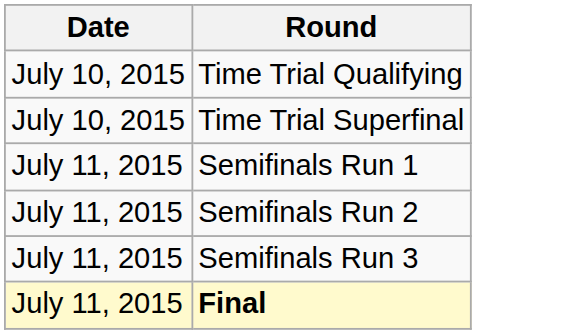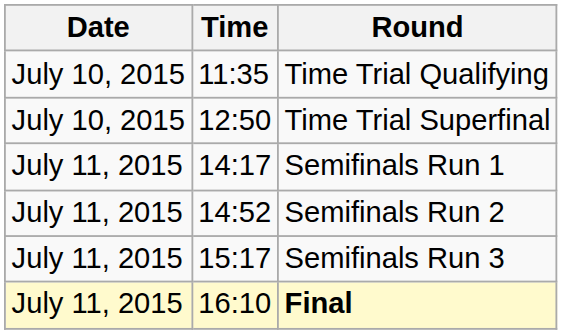+ column: (235, 27)
